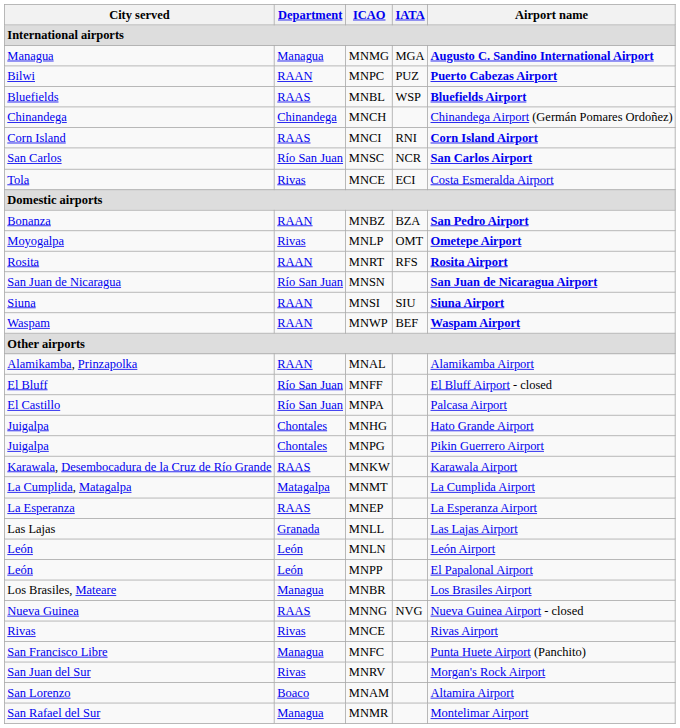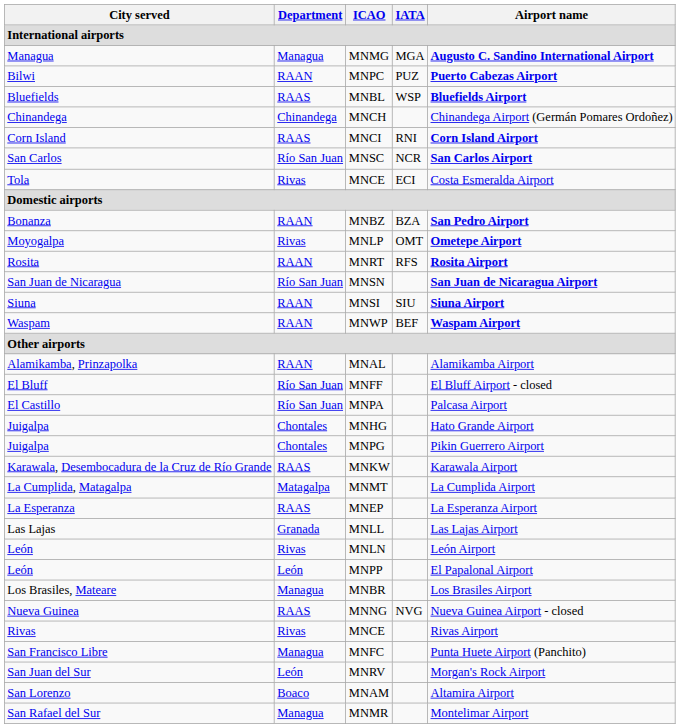(290, 549) León -> (291, 549) Rivas
(291, 672) Rivas -> (290, 672) León
